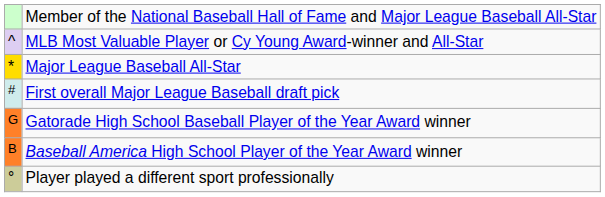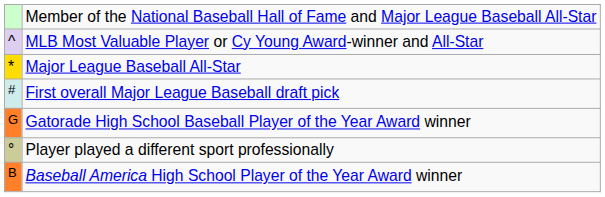rows swapped: (244, 151) <-> (180, 178)
